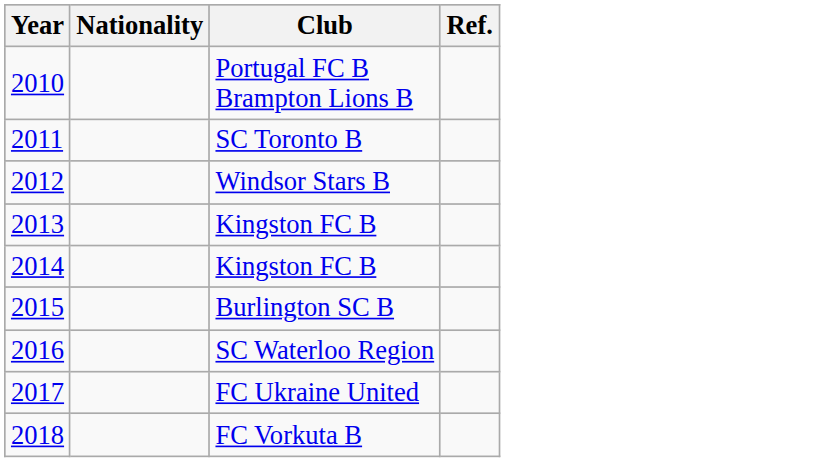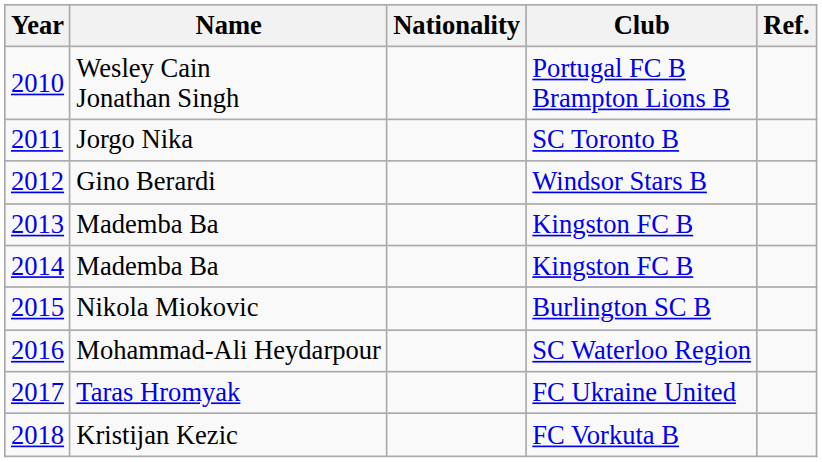+ column: (229, 25)
